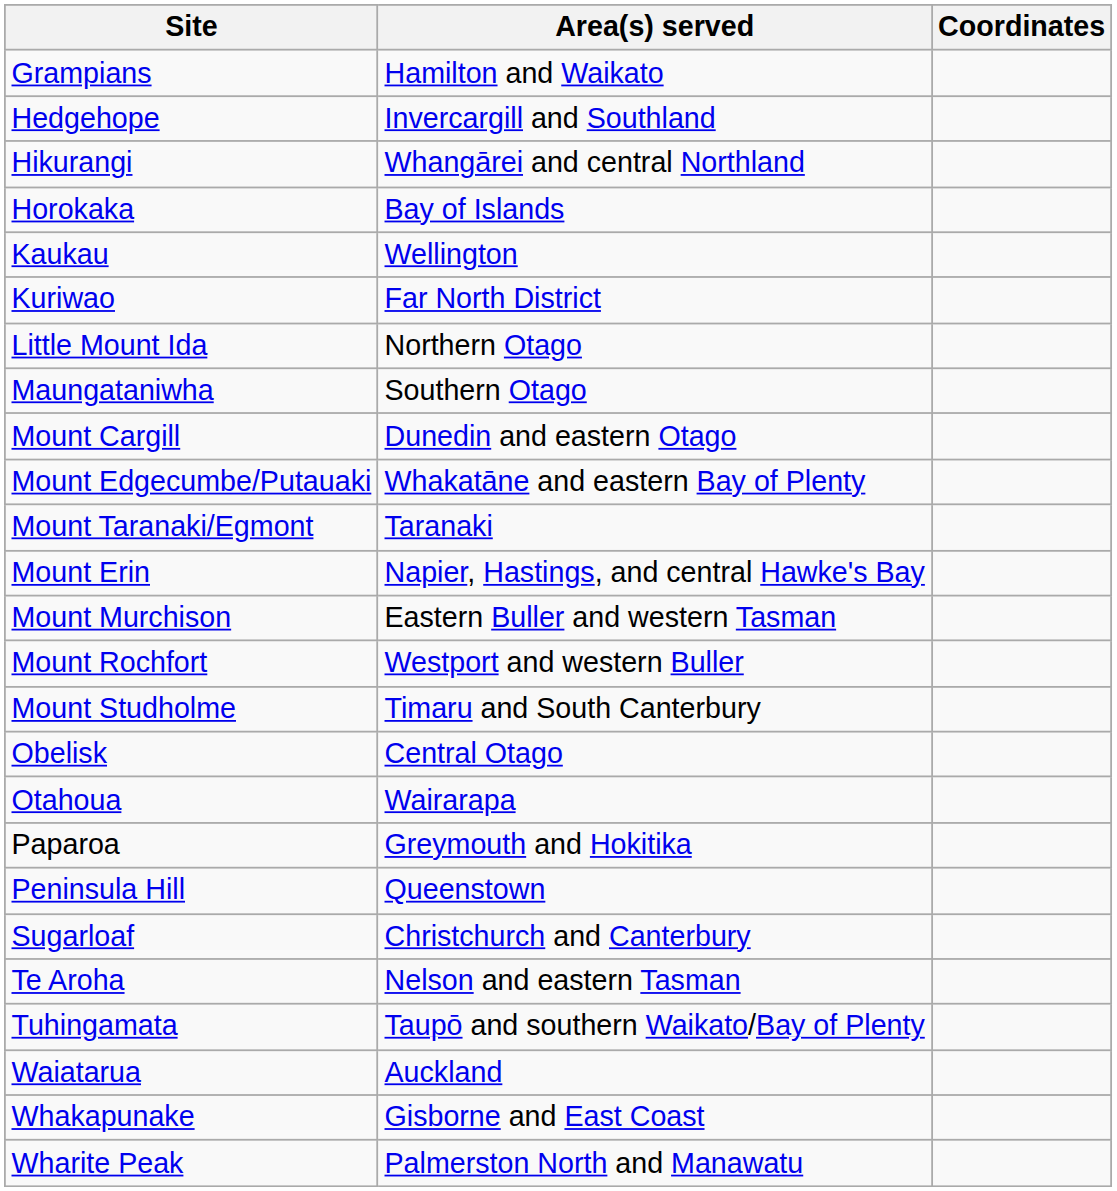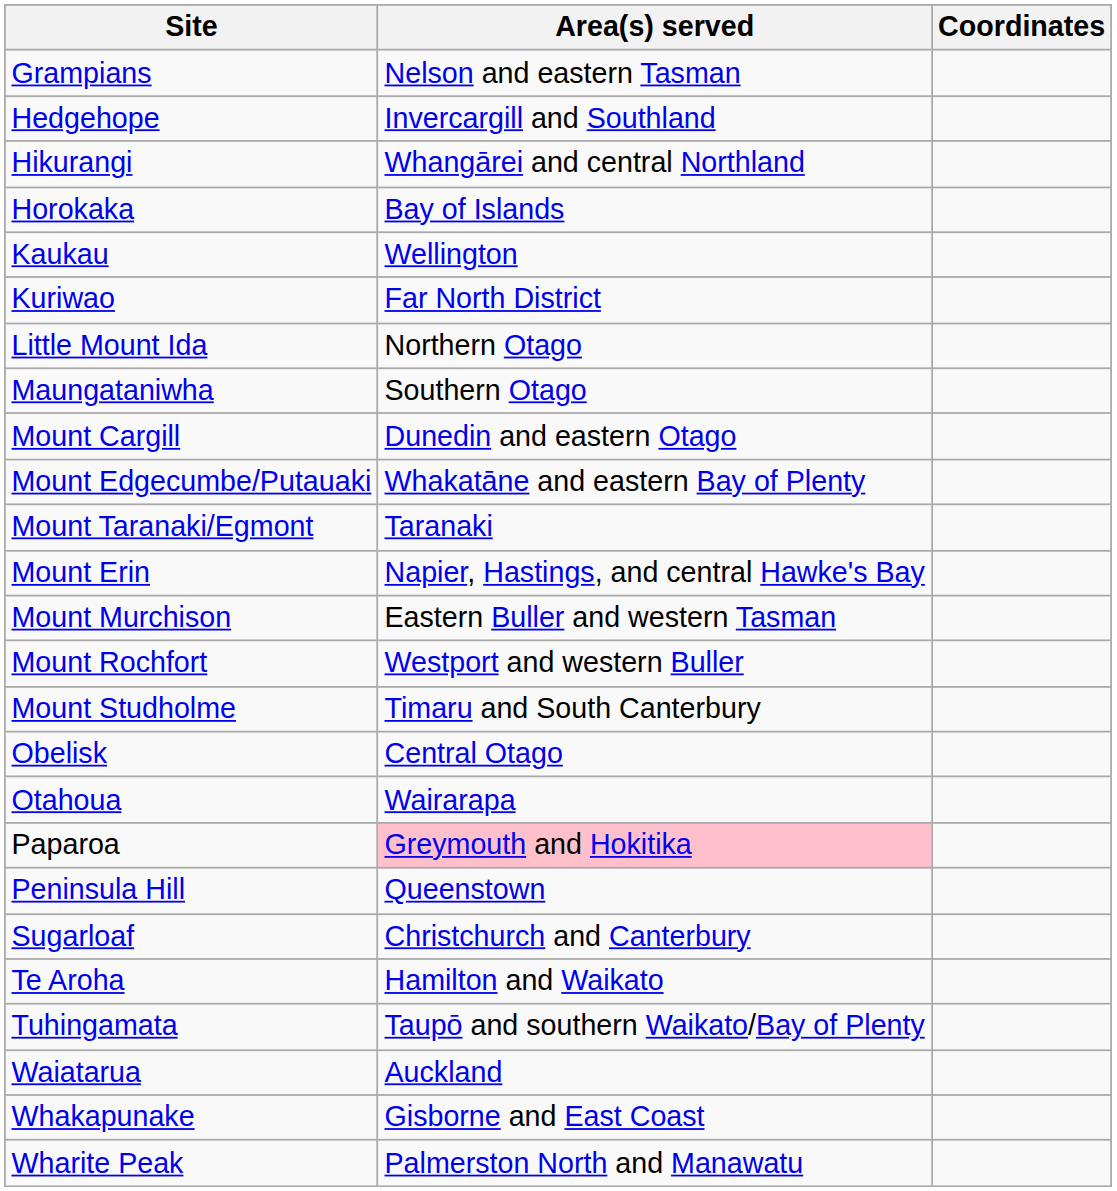(524, 72) Hamilton and Waikato -> (563, 72) Nelson and eastern Tasman
(538, 844) no background -> (538, 844) pink background
(563, 981) Nelson and eastern Tasman -> (524, 981) Hamilton and Waikato
